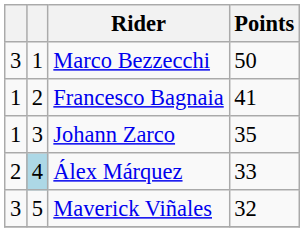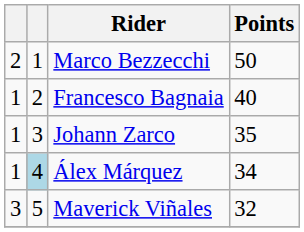(16, 60) 3 -> (16, 60) 2
(245, 97) 41 -> (245, 97) 40
(16, 171) 2 -> (16, 171) 1
(245, 171) 33 -> (245, 171) 34
